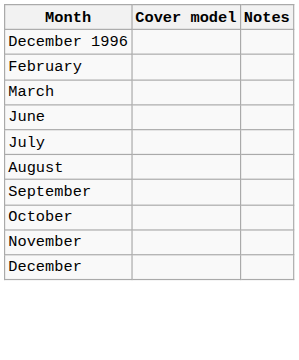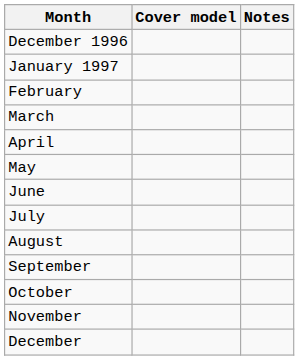+ row: (63, 67)
+ row: (31, 142)
+ row: (22, 167)
